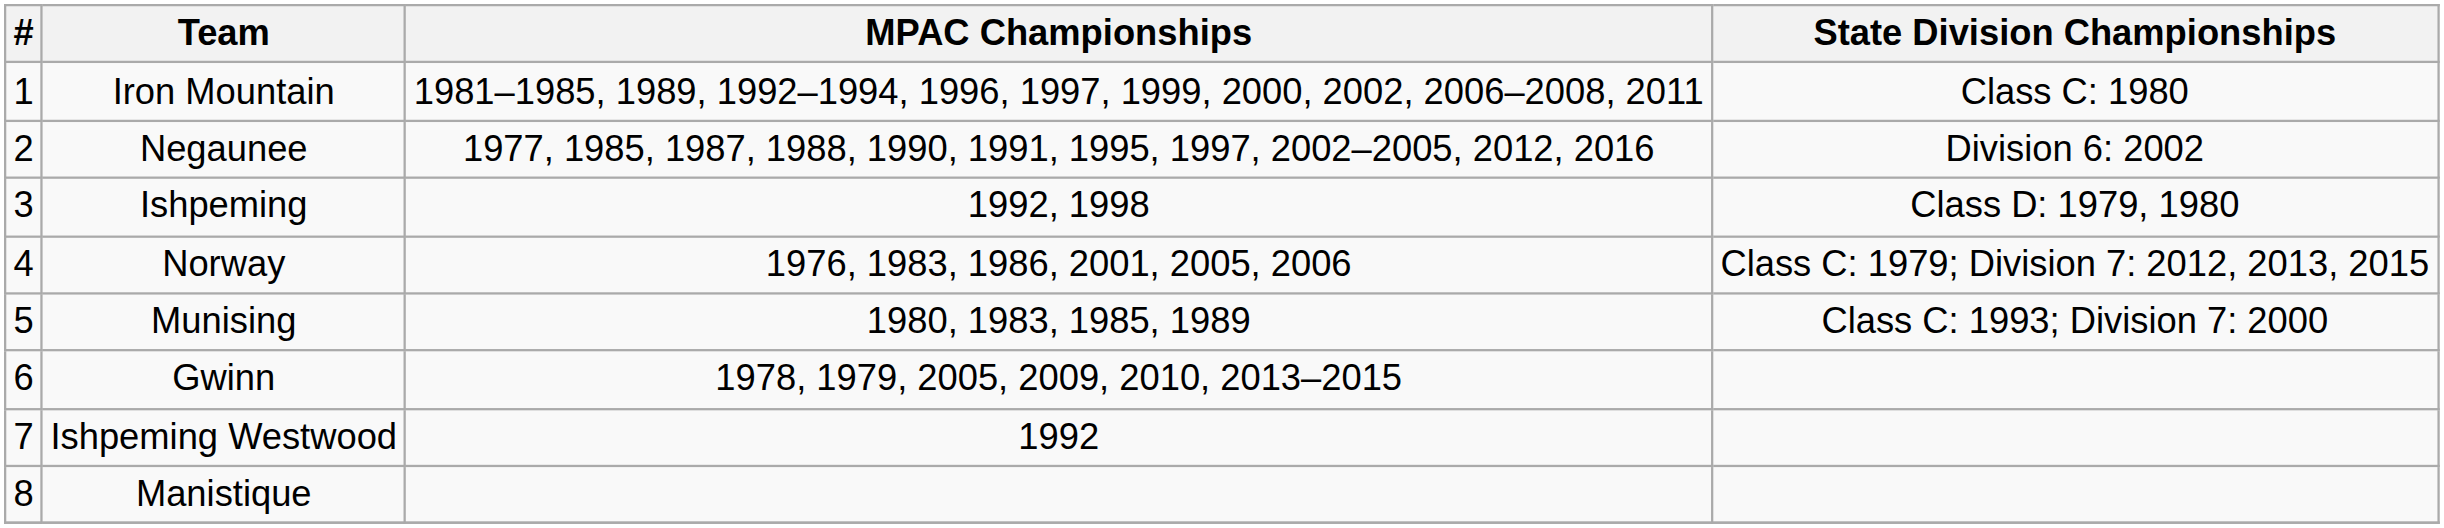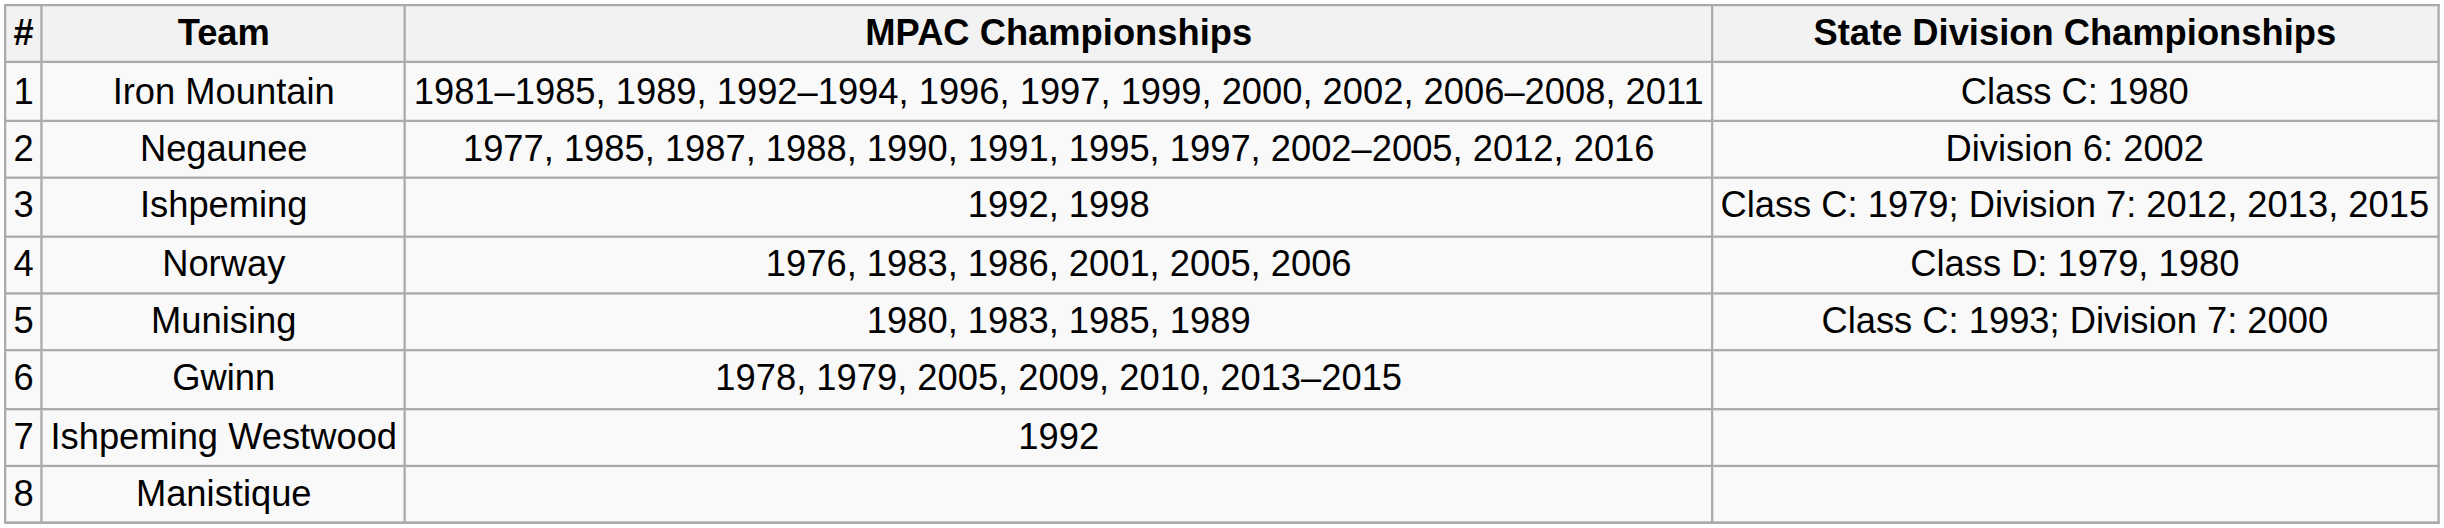(2075, 206) Class D: 1979, 1980 -> (2075, 206) Class C: 1979; Division 7: 2012, 2013, 2015
(2075, 263) Class C: 1979; Division 7: 2012, 2013, 2015 -> (2075, 263) Class D: 1979, 1980
